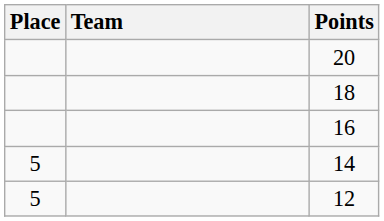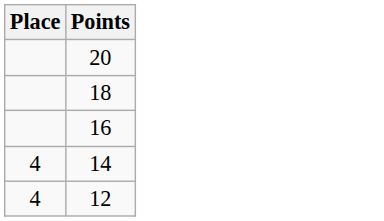- column: (97, 22)
(35, 163) 5 -> (35, 163) 4
(35, 198) 5 -> (35, 198) 4
